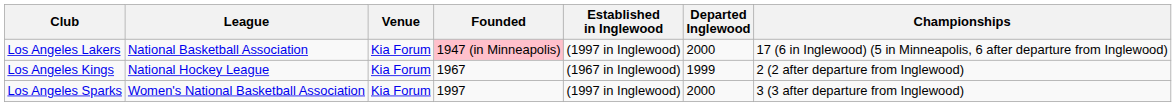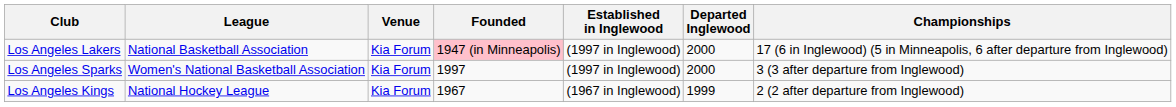rows swapped: (61, 70) <-> (65, 91)
